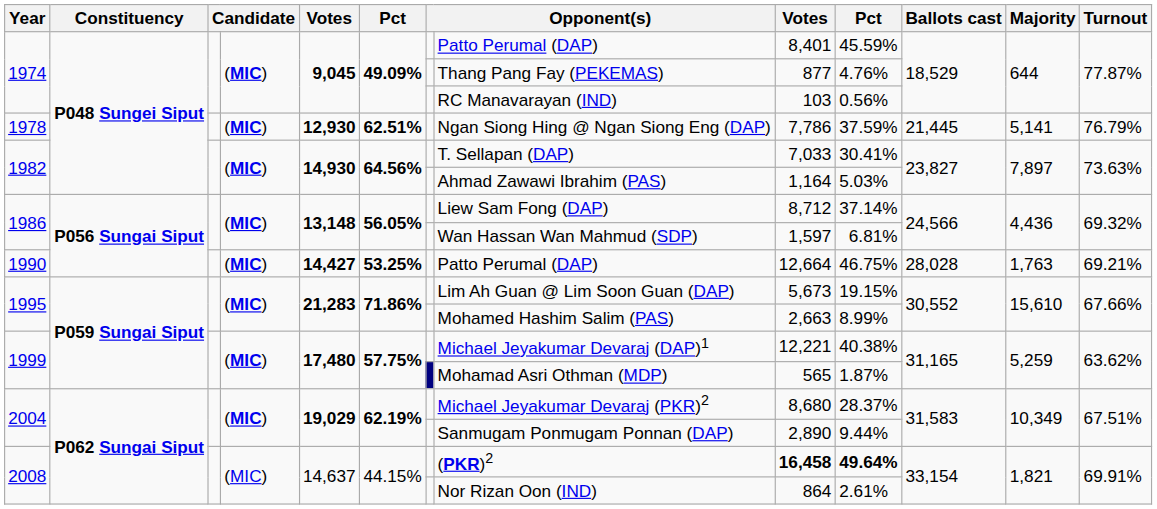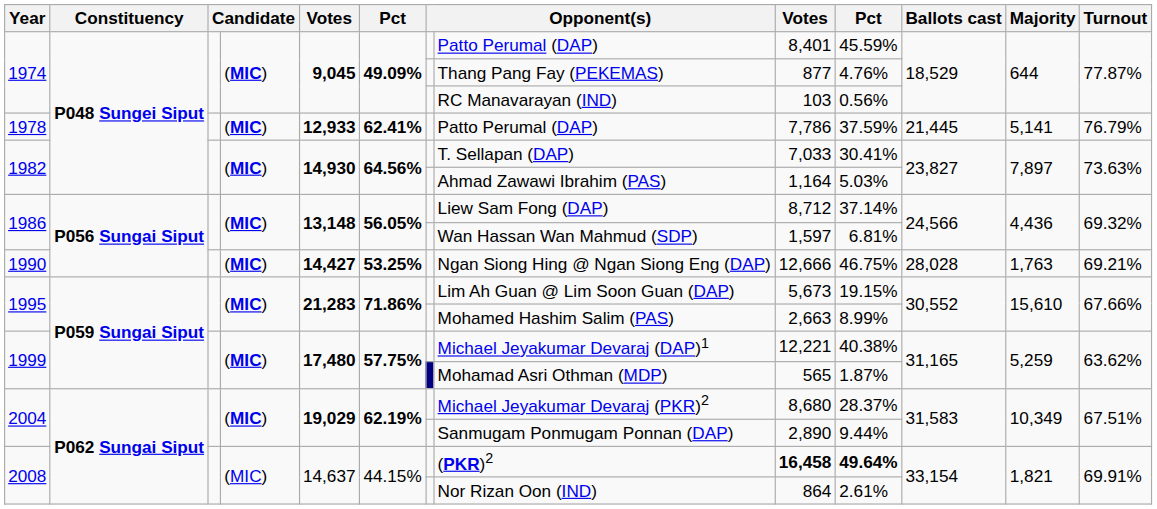(329, 127) 12,930 -> (329, 127) 12,933
(393, 127) 62.51% -> (393, 127) 62.41%
(604, 127) Ngan Siong Hing @ Ngan Siong Eng (DAP) -> (518, 127) Patto Perumal (DAP)
(518, 263) Patto Perumal (DAP) -> (604, 263) Ngan Siong Hing @ Ngan Siong Eng (DAP)
(805, 263) 12,664 -> (805, 263) 12,666
